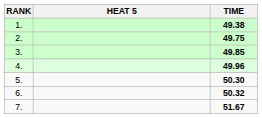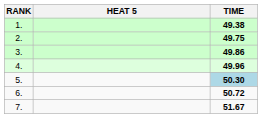(234, 52) 49.85 -> (234, 52) 49.86
(234, 80) no background -> (234, 80) lightblue background
(234, 93) 50.32 -> (234, 93) 50.72
